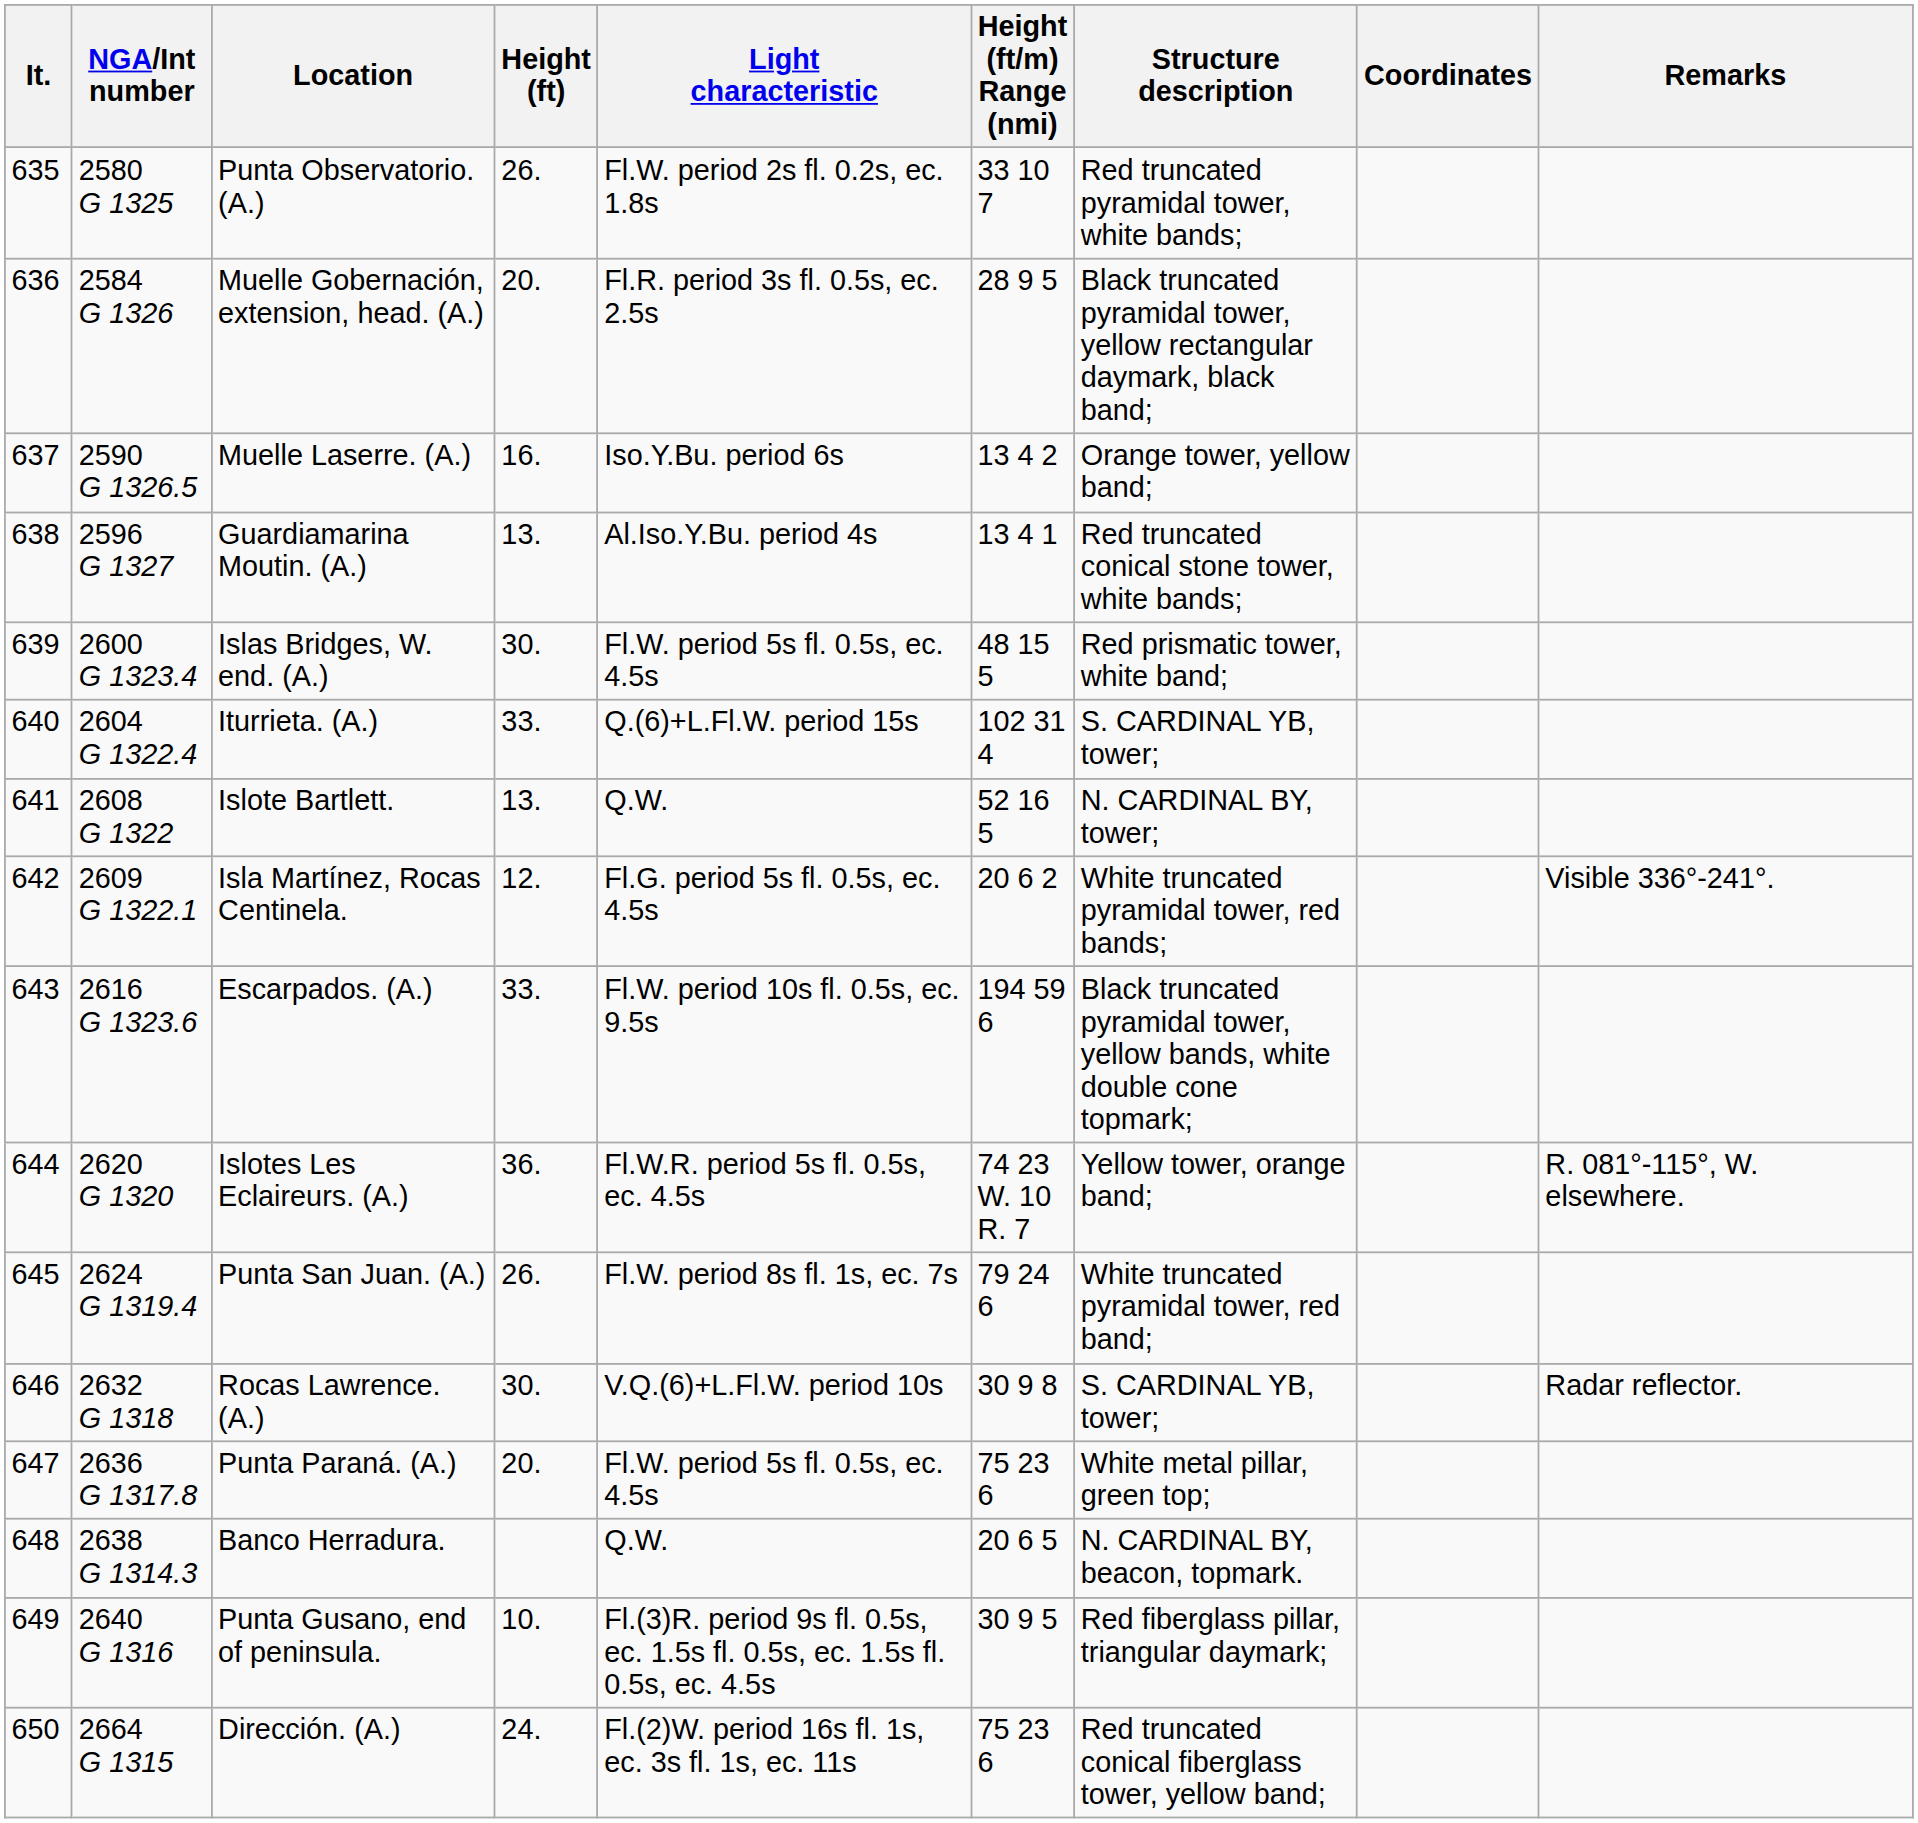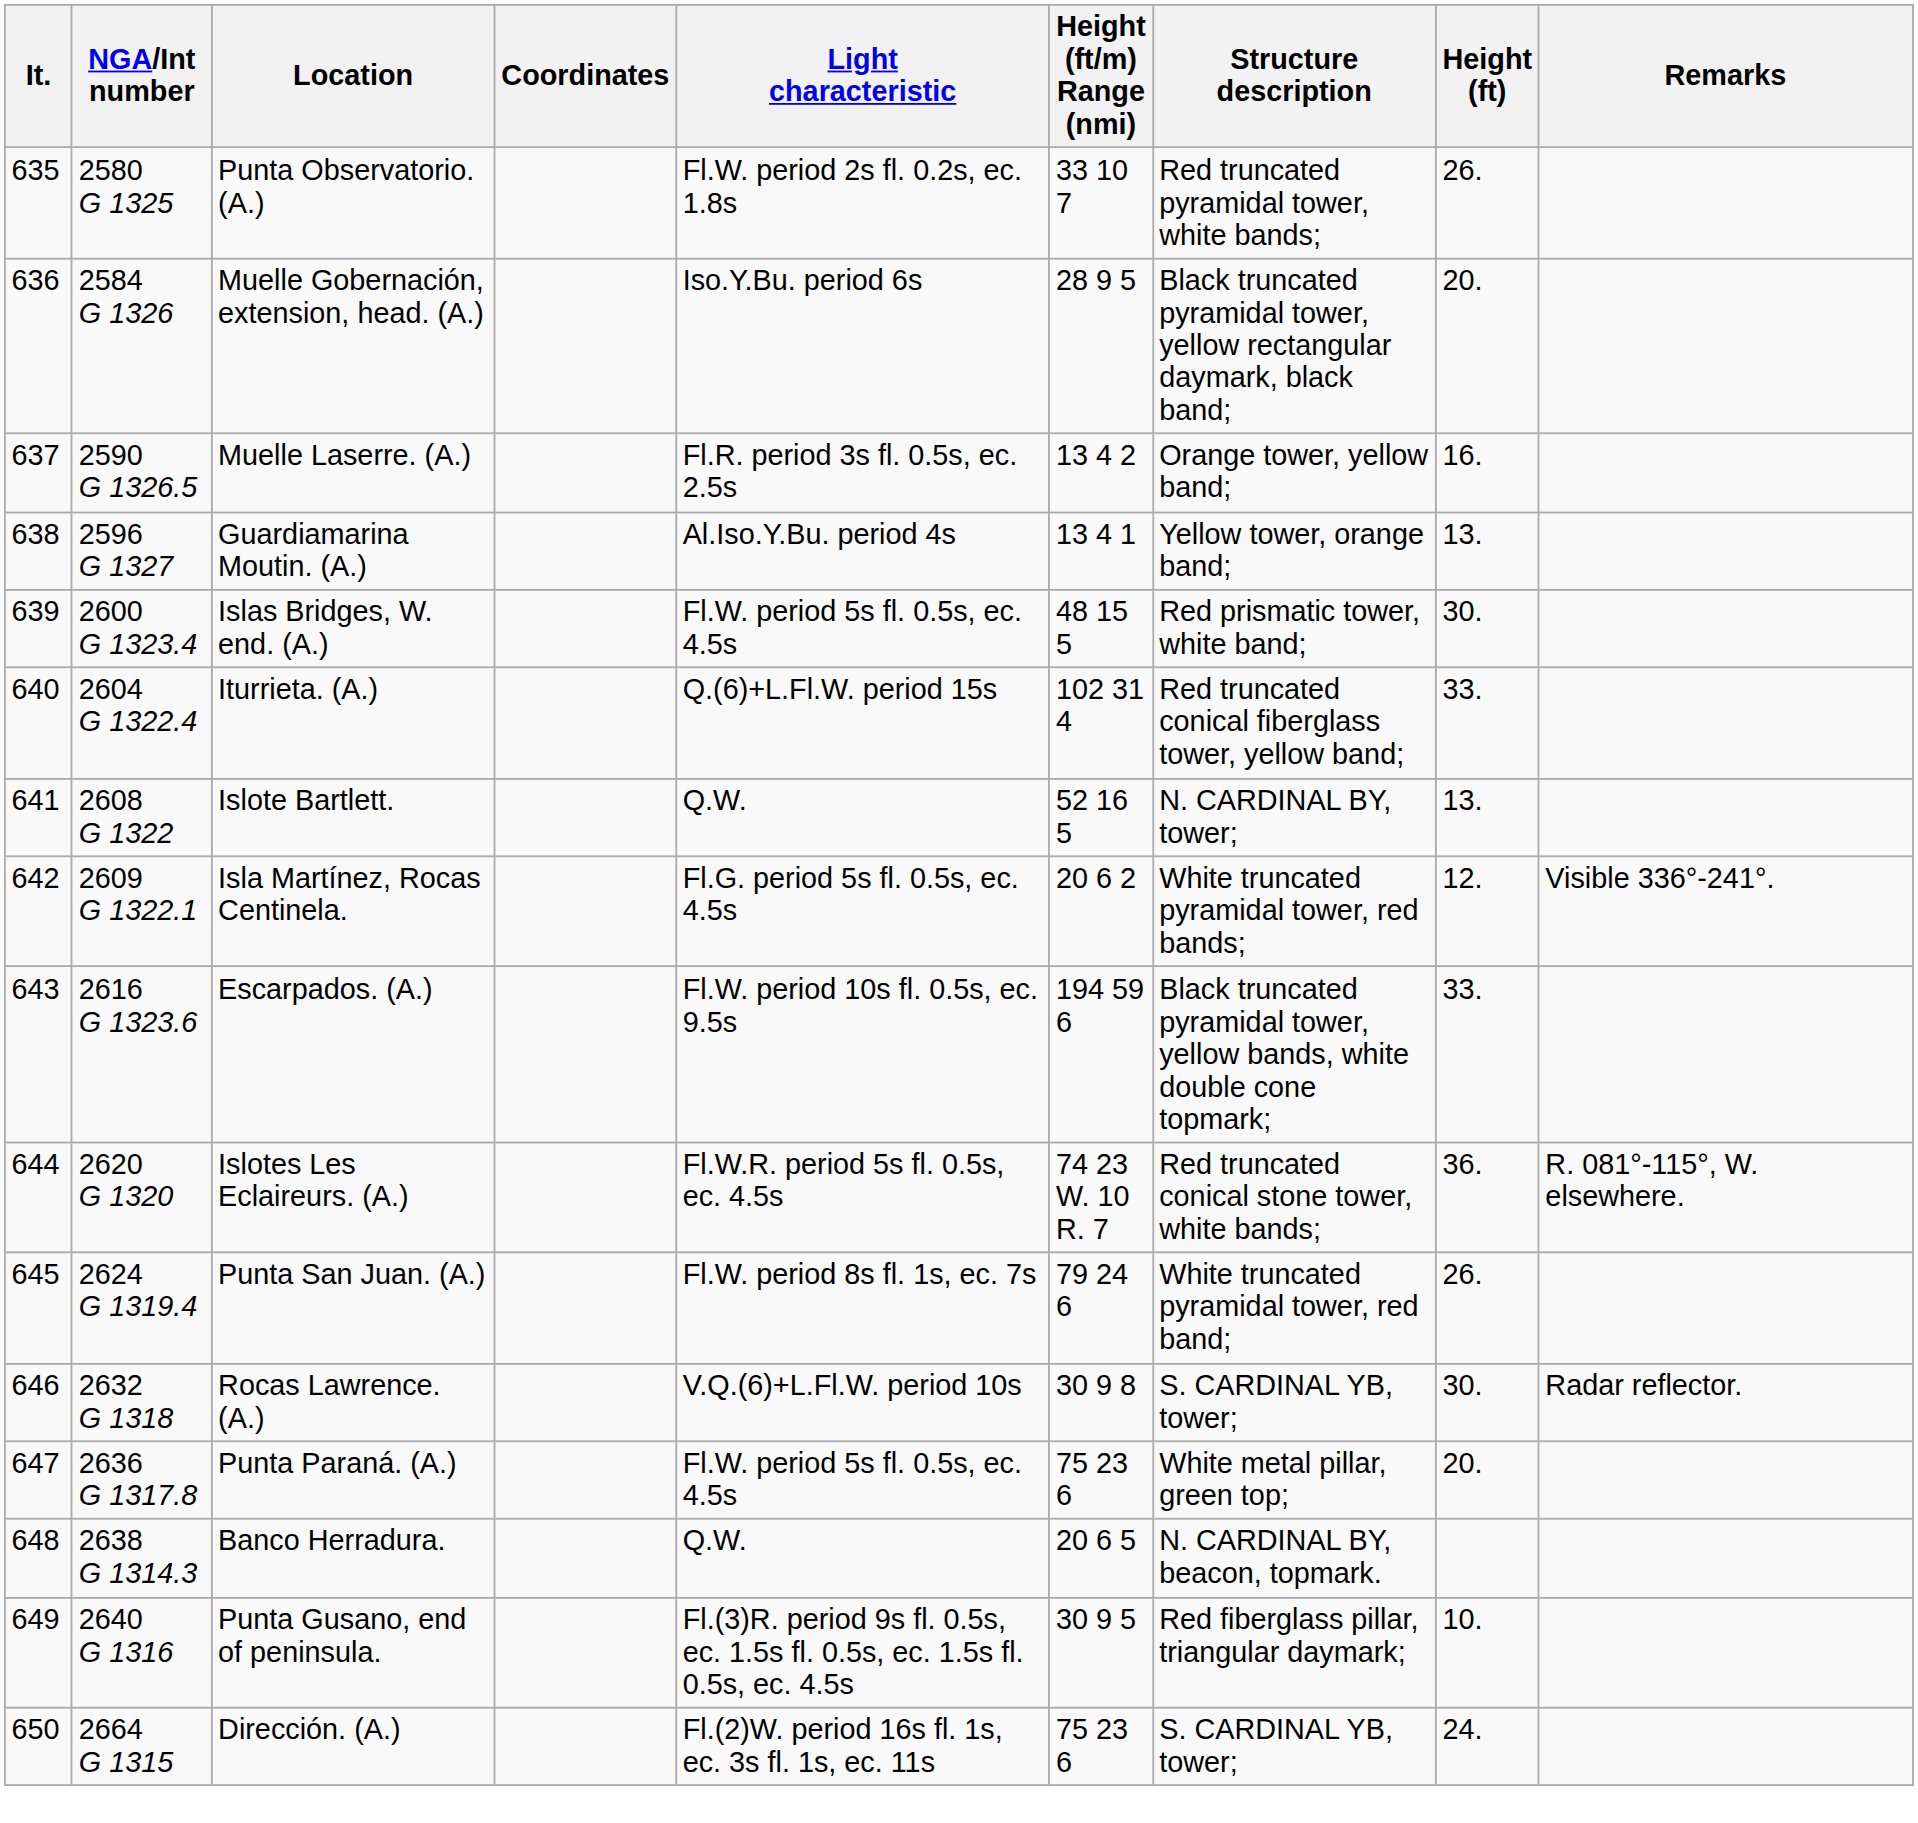columns swapped: (1448, 75) <-> (546, 75)
(772, 296) Fl.R. period 3s fl. 0.5s, ec. 2.5s -> (802, 280) Iso.Y.Bu. period 6s
(724, 455) Iso.Y.Bu. period 6s -> (850, 472) Fl.R. period 3s fl. 0.5s, ec. 2.5s
(1207, 566) Red truncated conical stone tower, white bands; -> (1292, 550) Yellow tower, orange band;
(1198, 738) S. CARDINAL YB, tower; -> (1282, 722) Red truncated conical fiberglass tower, yellow band;
(1213, 1180) Yellow tower, orange band; -> (1286, 1196) Red truncated conical stone tower, white bands;
(1203, 1762) Red truncated conical fiberglass tower, yellow band; -> (1276, 1746) S. CARDINAL YB, tower;
